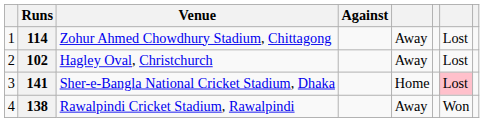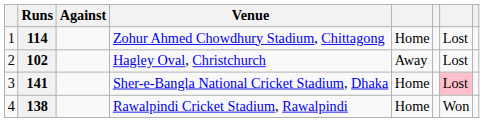columns swapped: (365, 15) <-> (197, 15)
(411, 38) Away -> (412, 38) Home
(411, 106) Away -> (412, 106) Home
